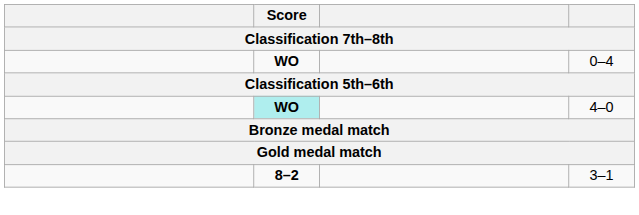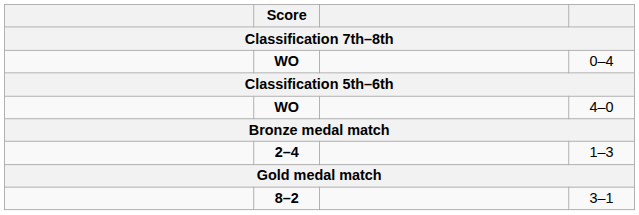(287, 107) paleturquoise background -> (287, 107) no background
+ row: (601, 152)
